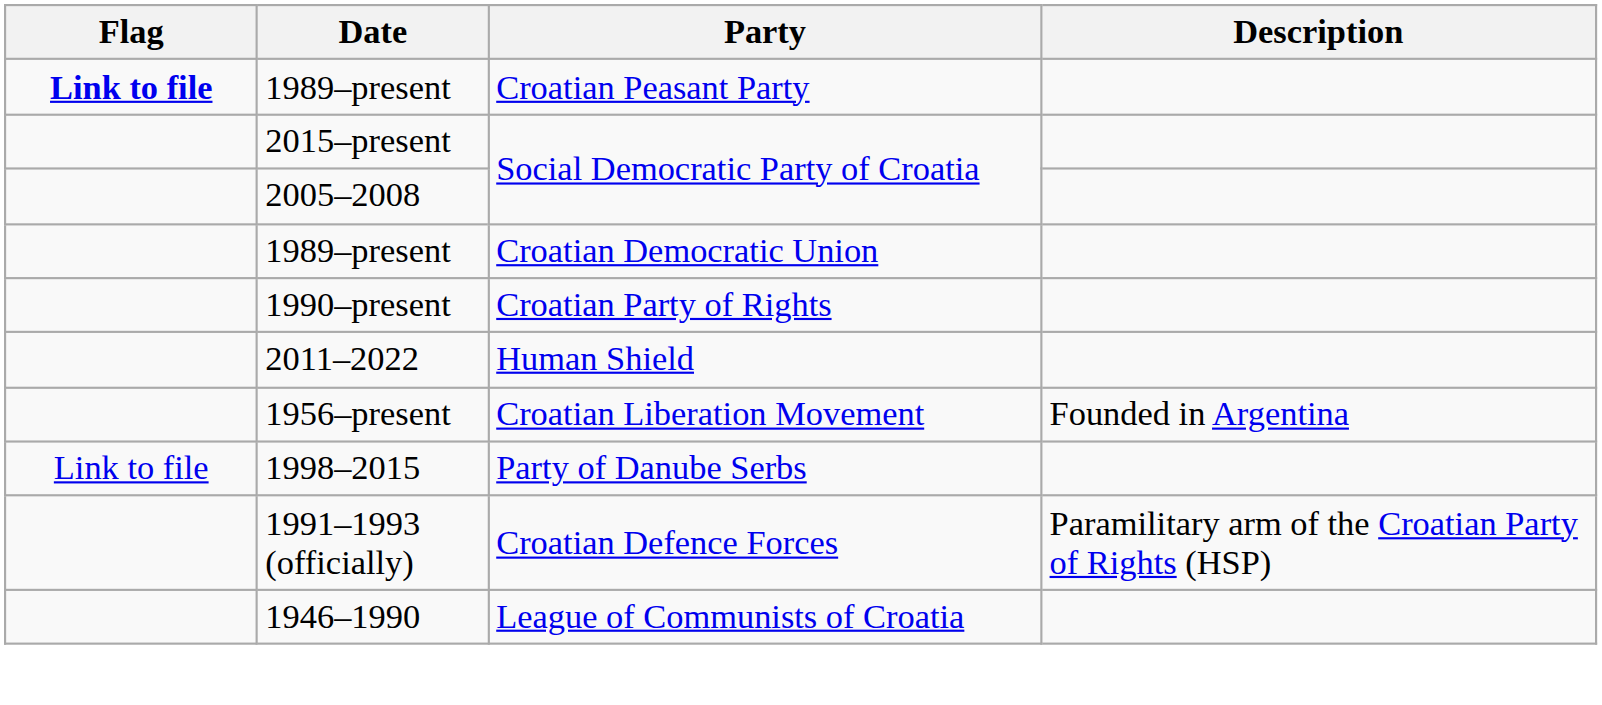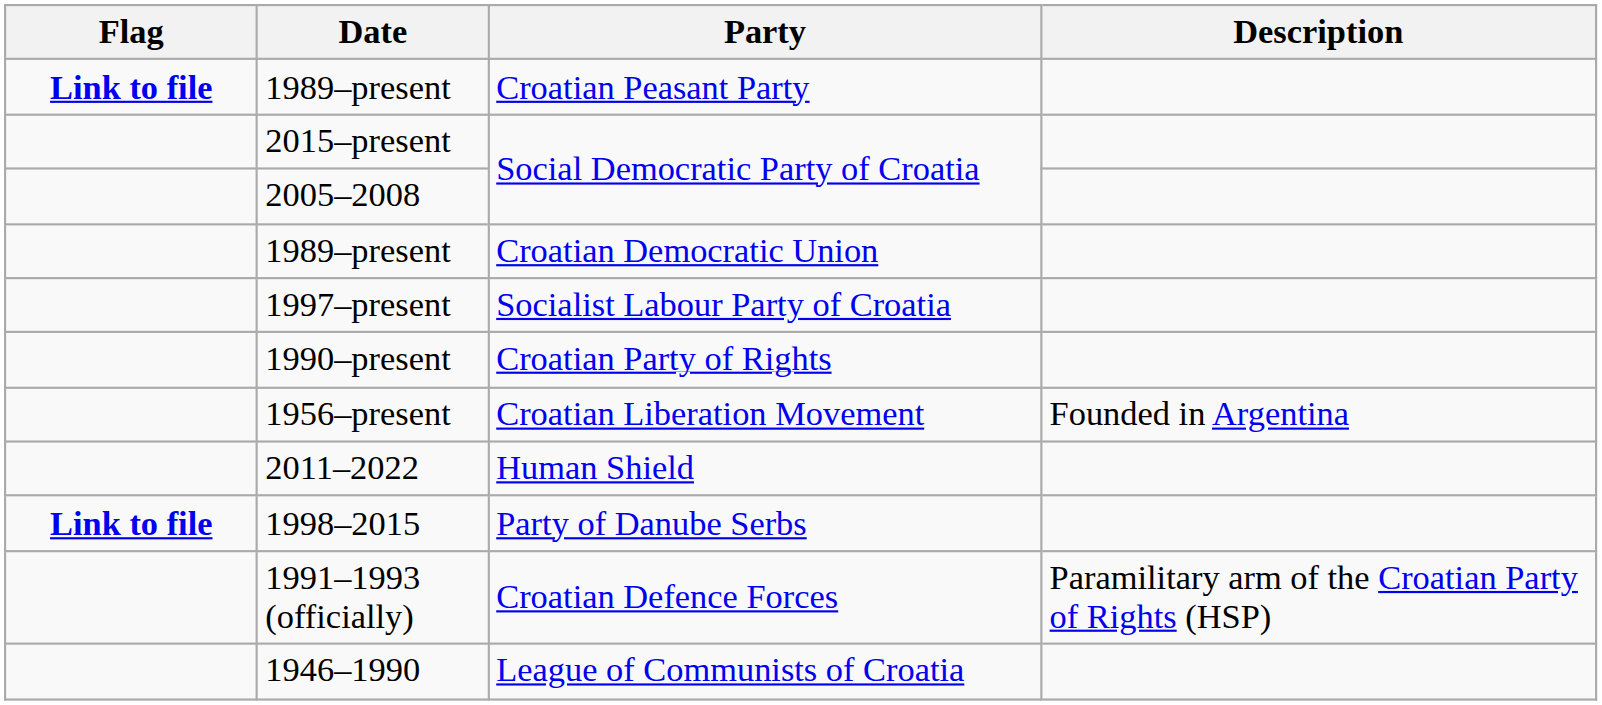+ row: (358, 304)
rows swapped: (358, 413) <-> (342, 359)
(131, 468) normal -> (131, 522) bold
